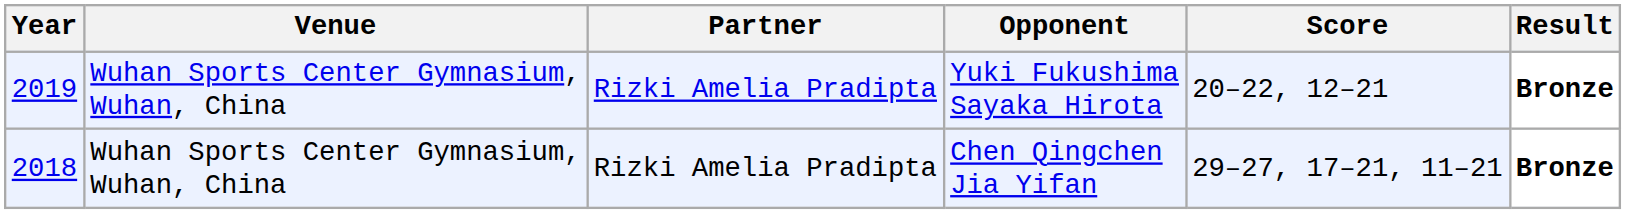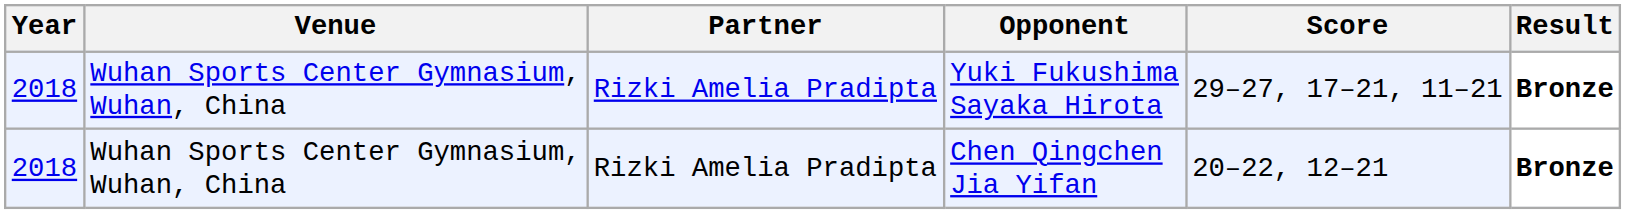(44, 90) 2019 -> (44, 90) 2018
(1290, 90) 20–22, 12–21 -> (1347, 90) 29–27, 17–21, 11–21
(1347, 168) 29–27, 17–21, 11–21 -> (1290, 168) 20–22, 12–21
